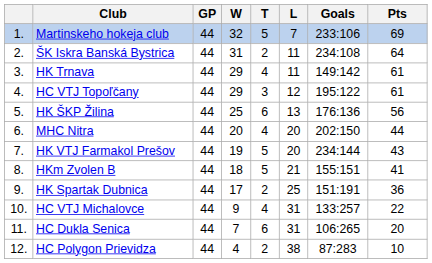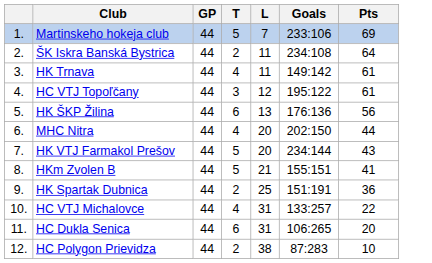- column: (236, 14)
